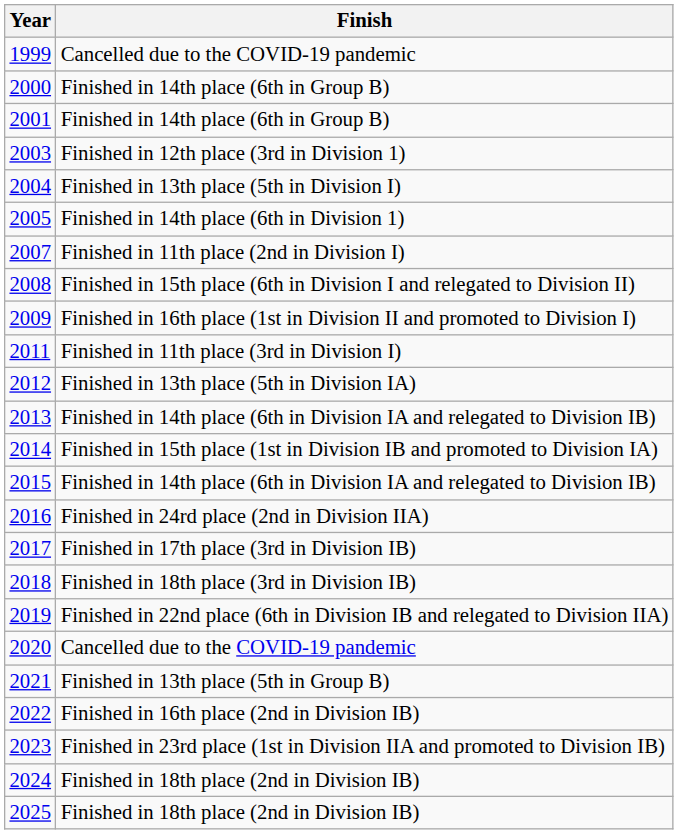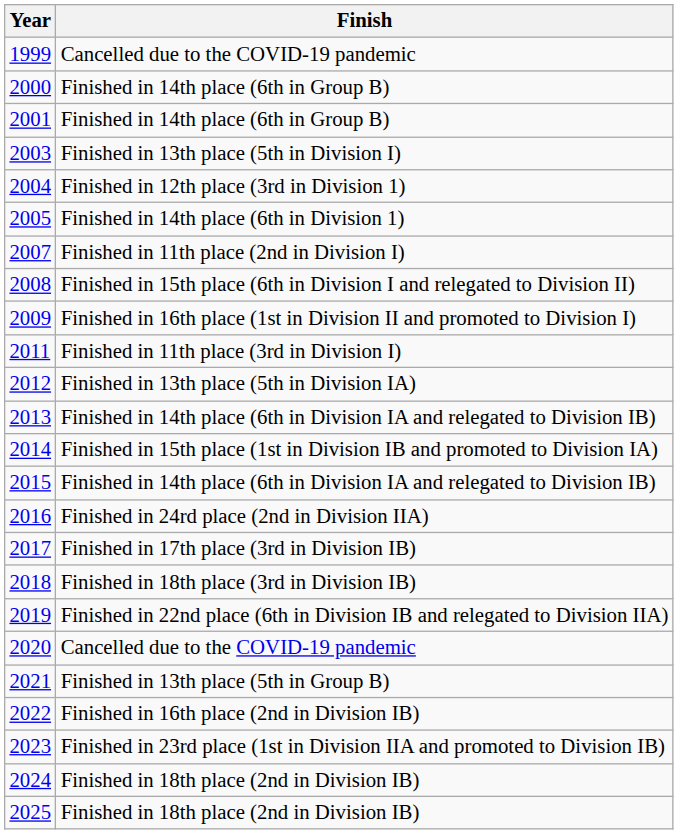(233, 152) Finished in 12th place (3rd in Division 1) -> (231, 152) Finished in 13th place (5th in Division I)
(231, 185) Finished in 13th place (5th in Division I) -> (233, 185) Finished in 12th place (3rd in Division 1)
